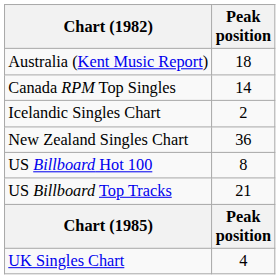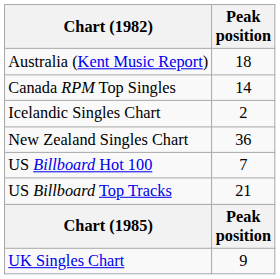(243, 165) 8 -> (243, 165) 7
(243, 261) 4 -> (243, 261) 9
